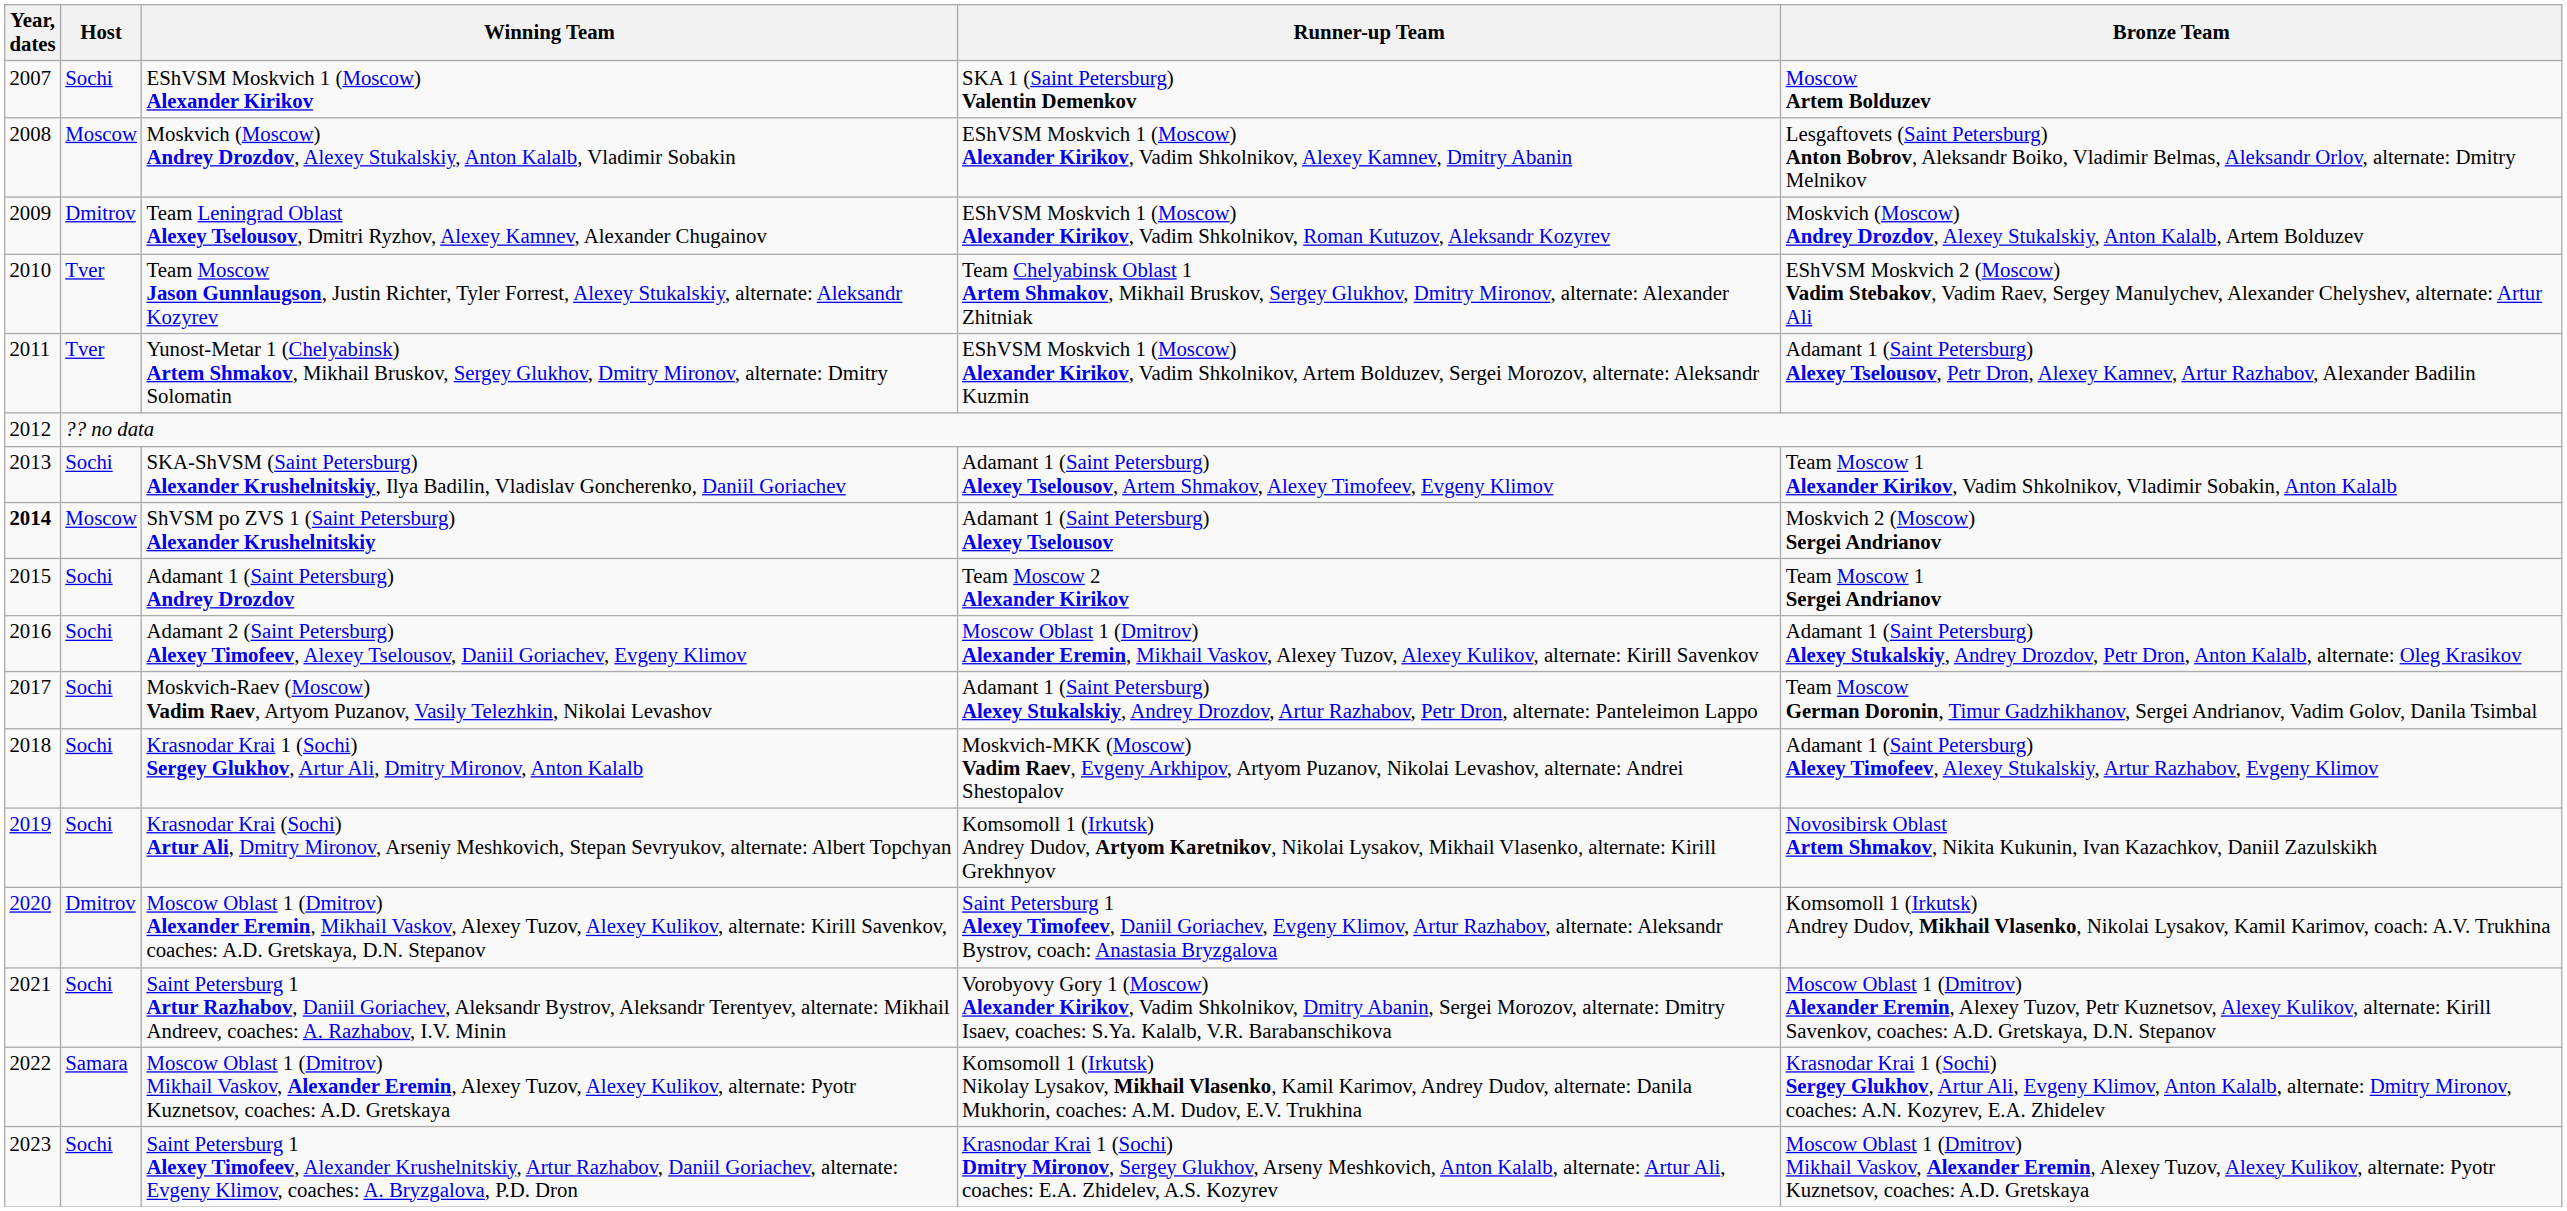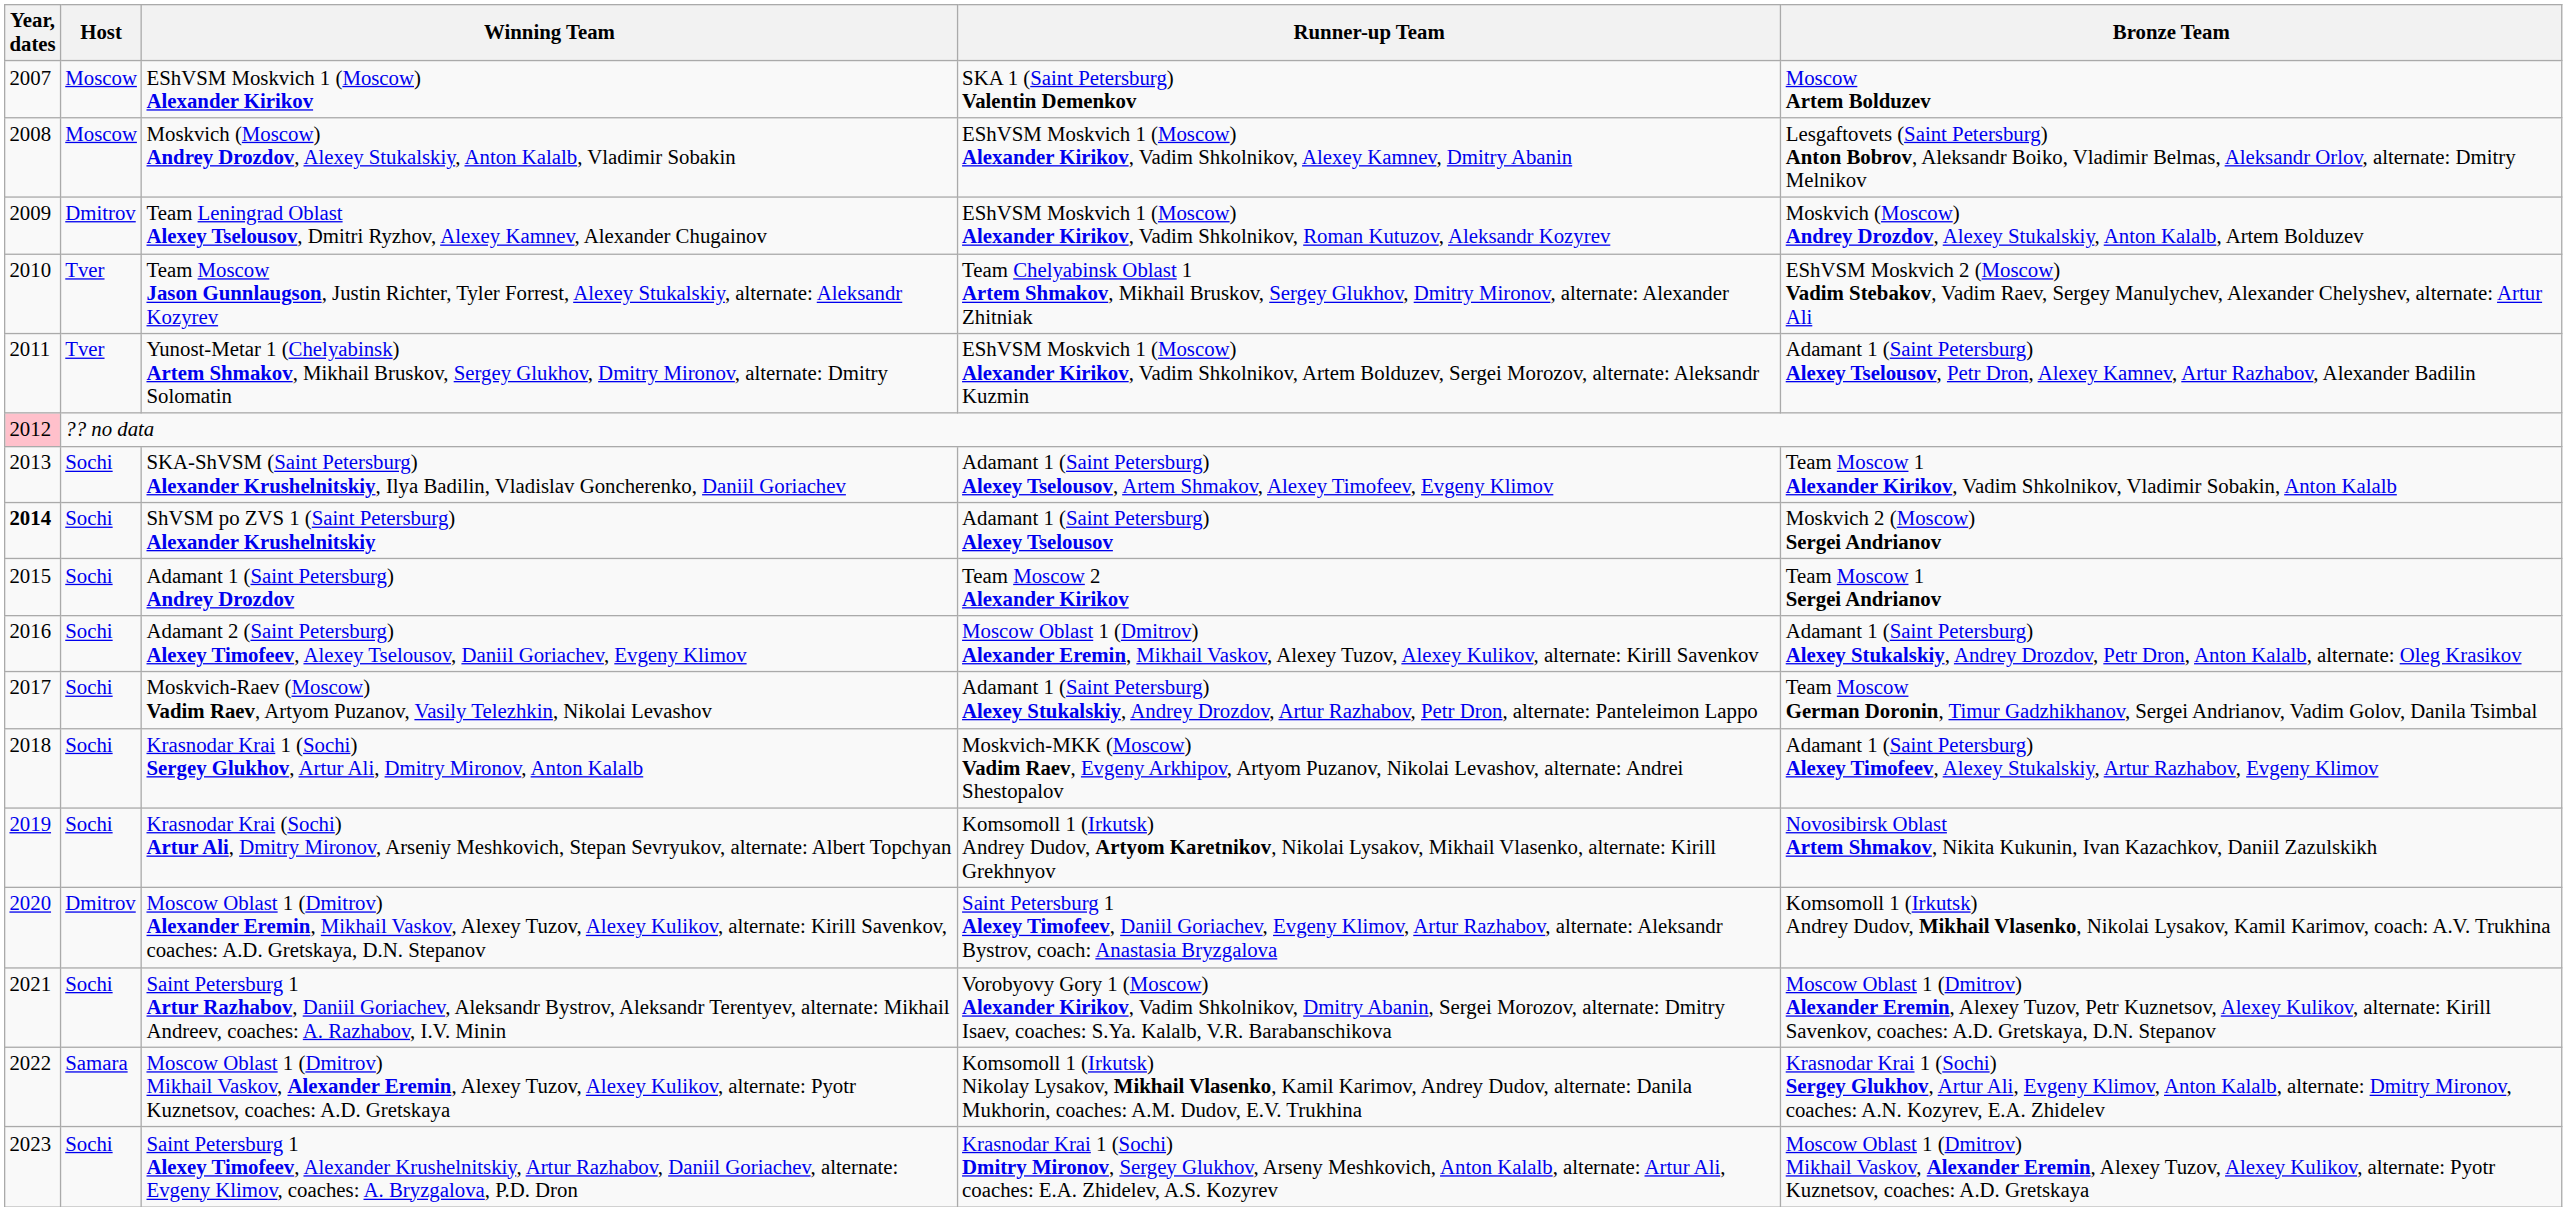(89, 77) Sochi -> (101, 77) Moscow
(30, 429) no background -> (30, 429) pink background
(101, 518) Moscow -> (89, 518) Sochi
